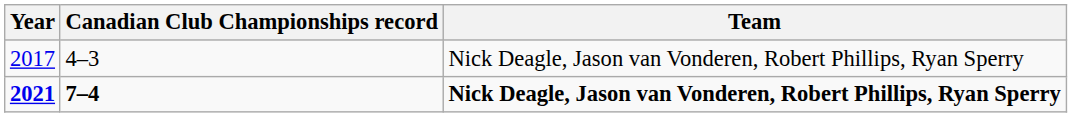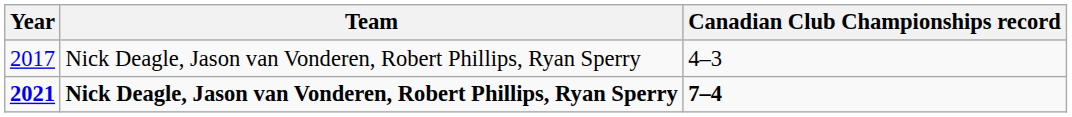columns swapped: (755, 22) <-> (252, 22)
